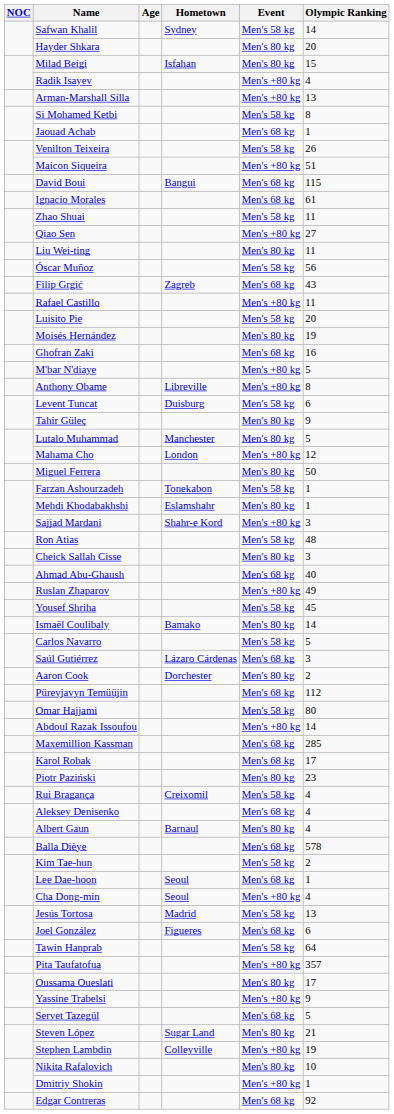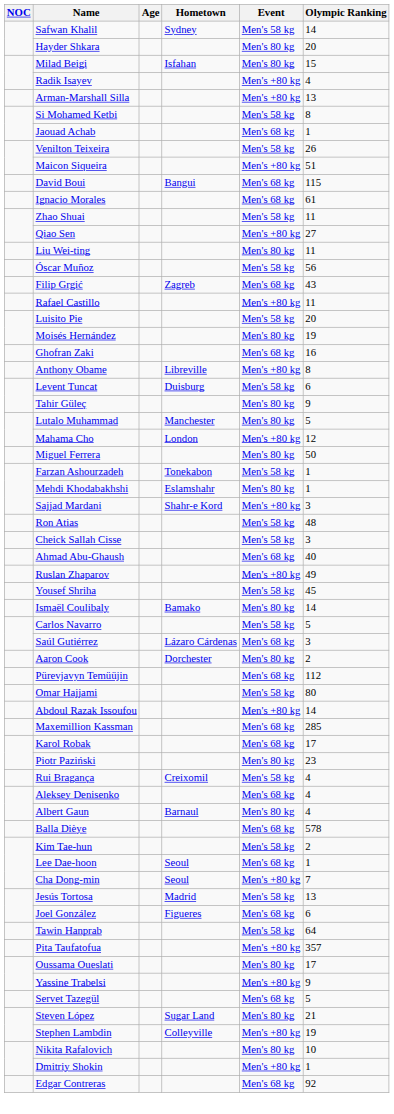- row: (66, 370)
(268, 557) Men's 80 kg -> (268, 540) Men's 58 kg
(308, 897) 4 -> (308, 880) 7
